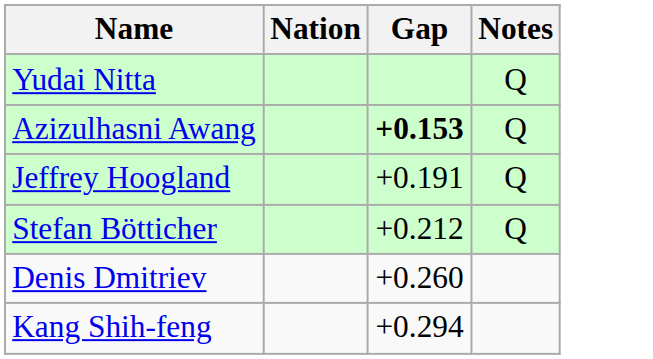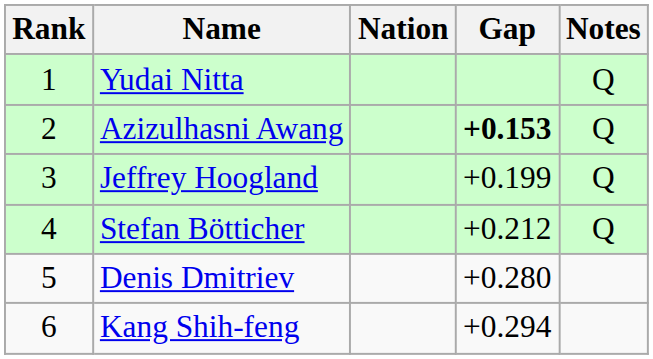+ column: (49, 29)
(420, 178) +0.191 -> (507, 178) +0.199
(420, 278) +0.260 -> (507, 278) +0.280
